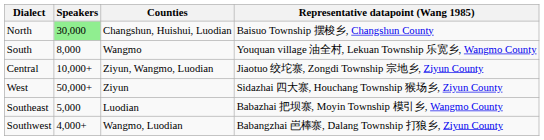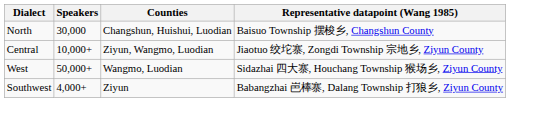(71, 31) lightgreen background -> (71, 31) no background
- row: (19, 50)
(116, 88) Ziyun -> (143, 69) Wangmo, Luodian
- row: (28, 107)
(143, 126) Wangmo, Luodian -> (116, 88) Ziyun
